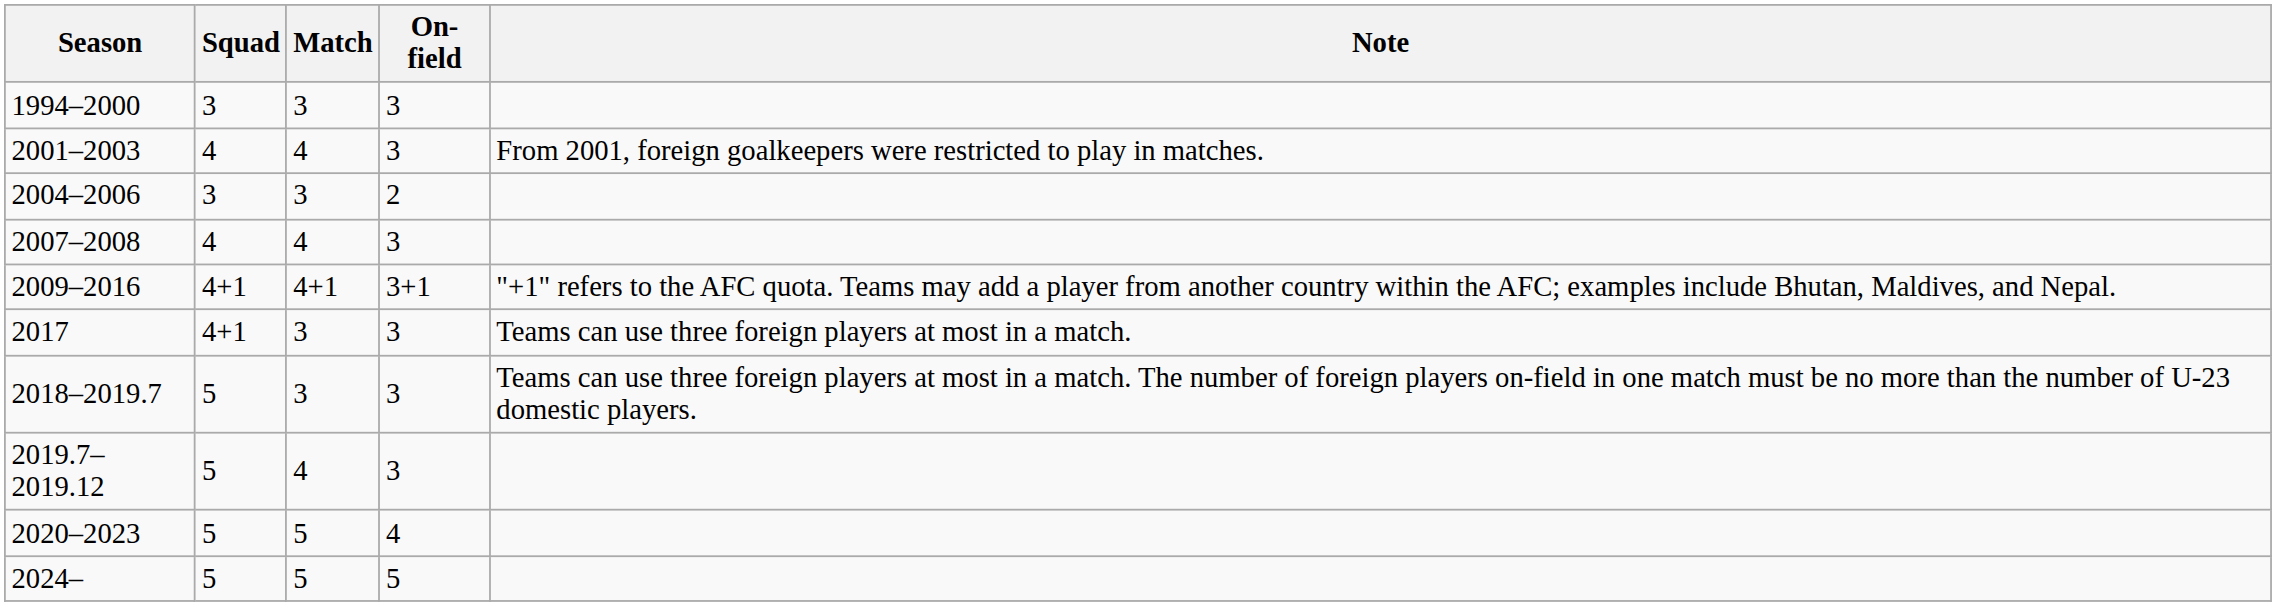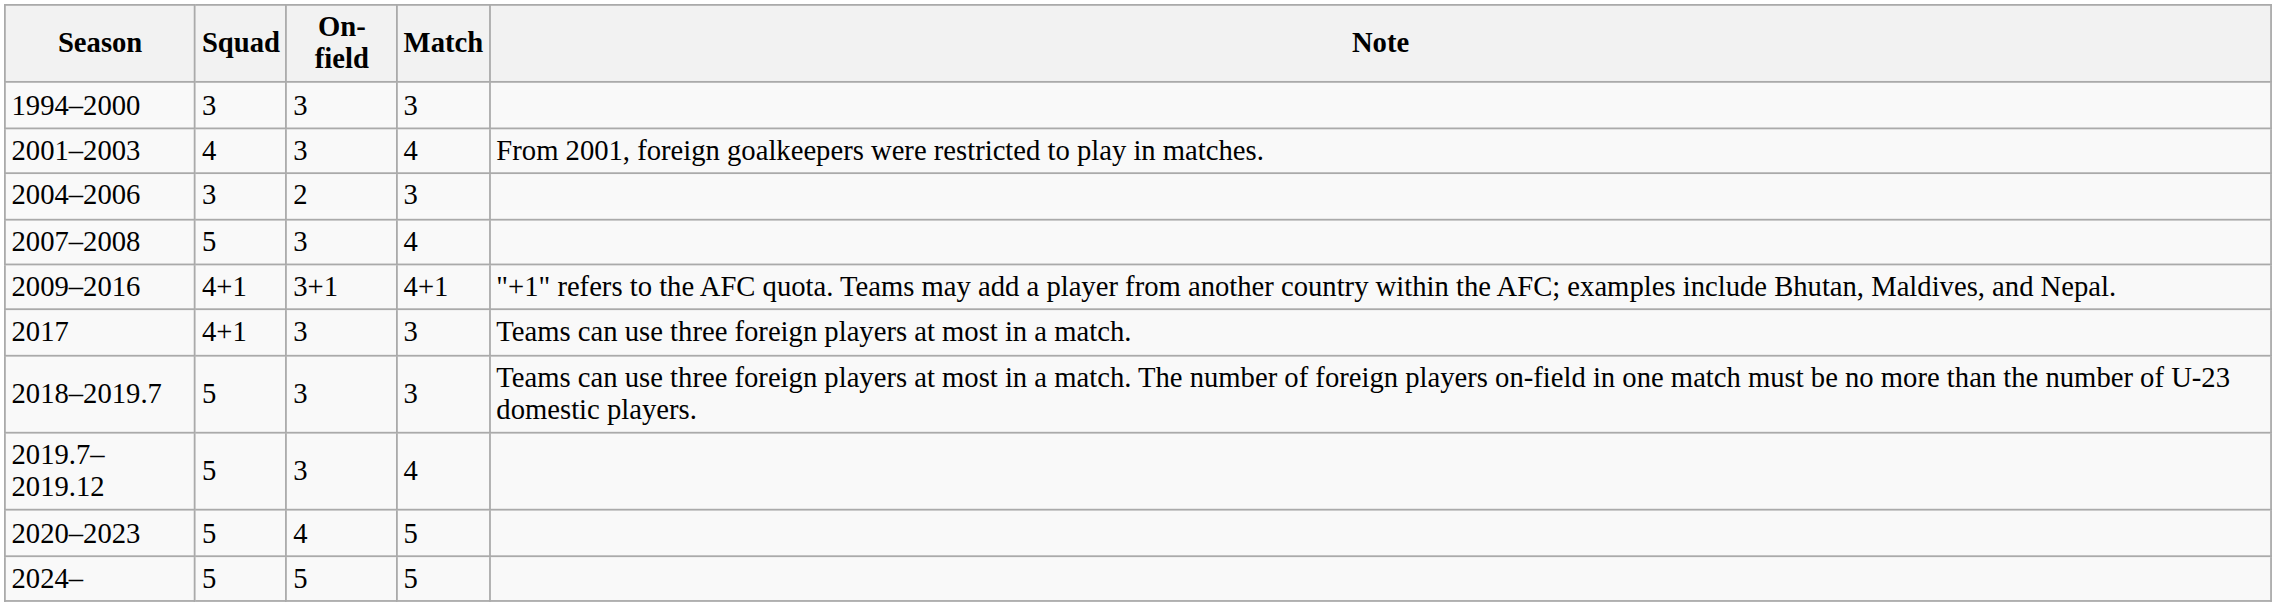columns swapped: (333, 43) <-> (435, 43)
(209, 241) 4 -> (209, 241) 5
